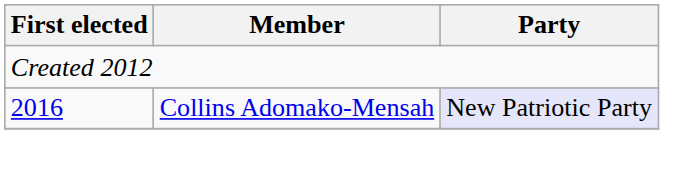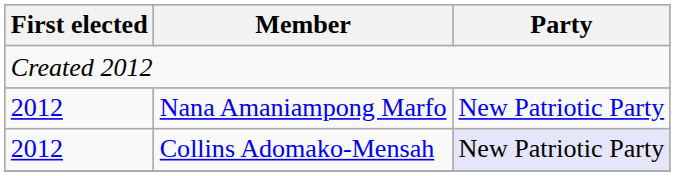+ row: (303, 107)
(37, 107) 2016 -> (37, 149) 2012
